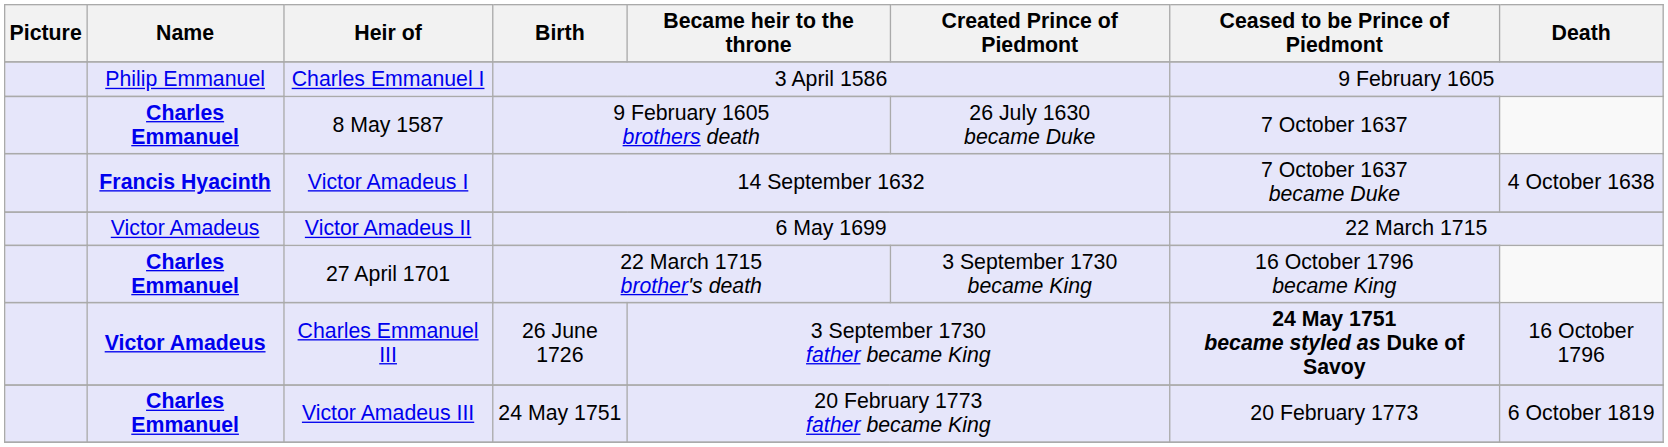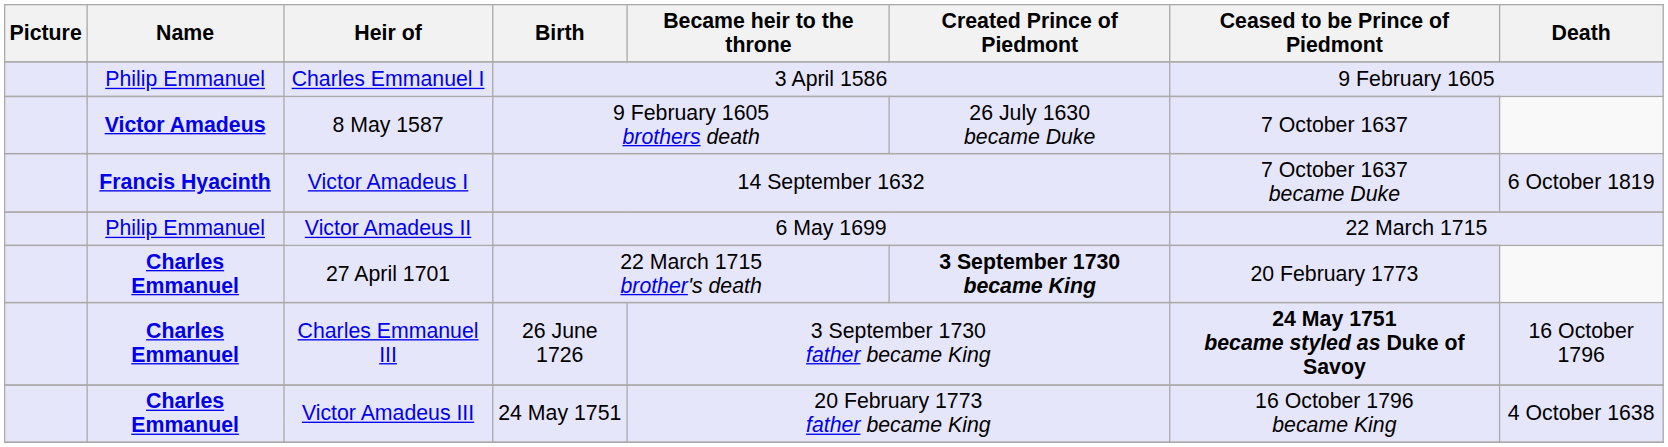(185, 124) Charles Emmanuel -> (185, 124) Victor Amadeus
(1581, 182) 4 October 1638 -> (1581, 182) 6 October 1819
(185, 228) Victor Amadeus -> (185, 228) Philip Emmanuel
(1030, 273) normal -> (1030, 273) bold
(1334, 273) 16 October 1796 became King -> (1334, 273) 20 February 1773
(185, 343) Victor Amadeus -> (185, 343) Charles Emmanuel
(1334, 413) 20 February 1773 -> (1334, 413) 16 October 1796 became King
(1581, 413) 6 October 1819 -> (1581, 413) 4 October 1638
